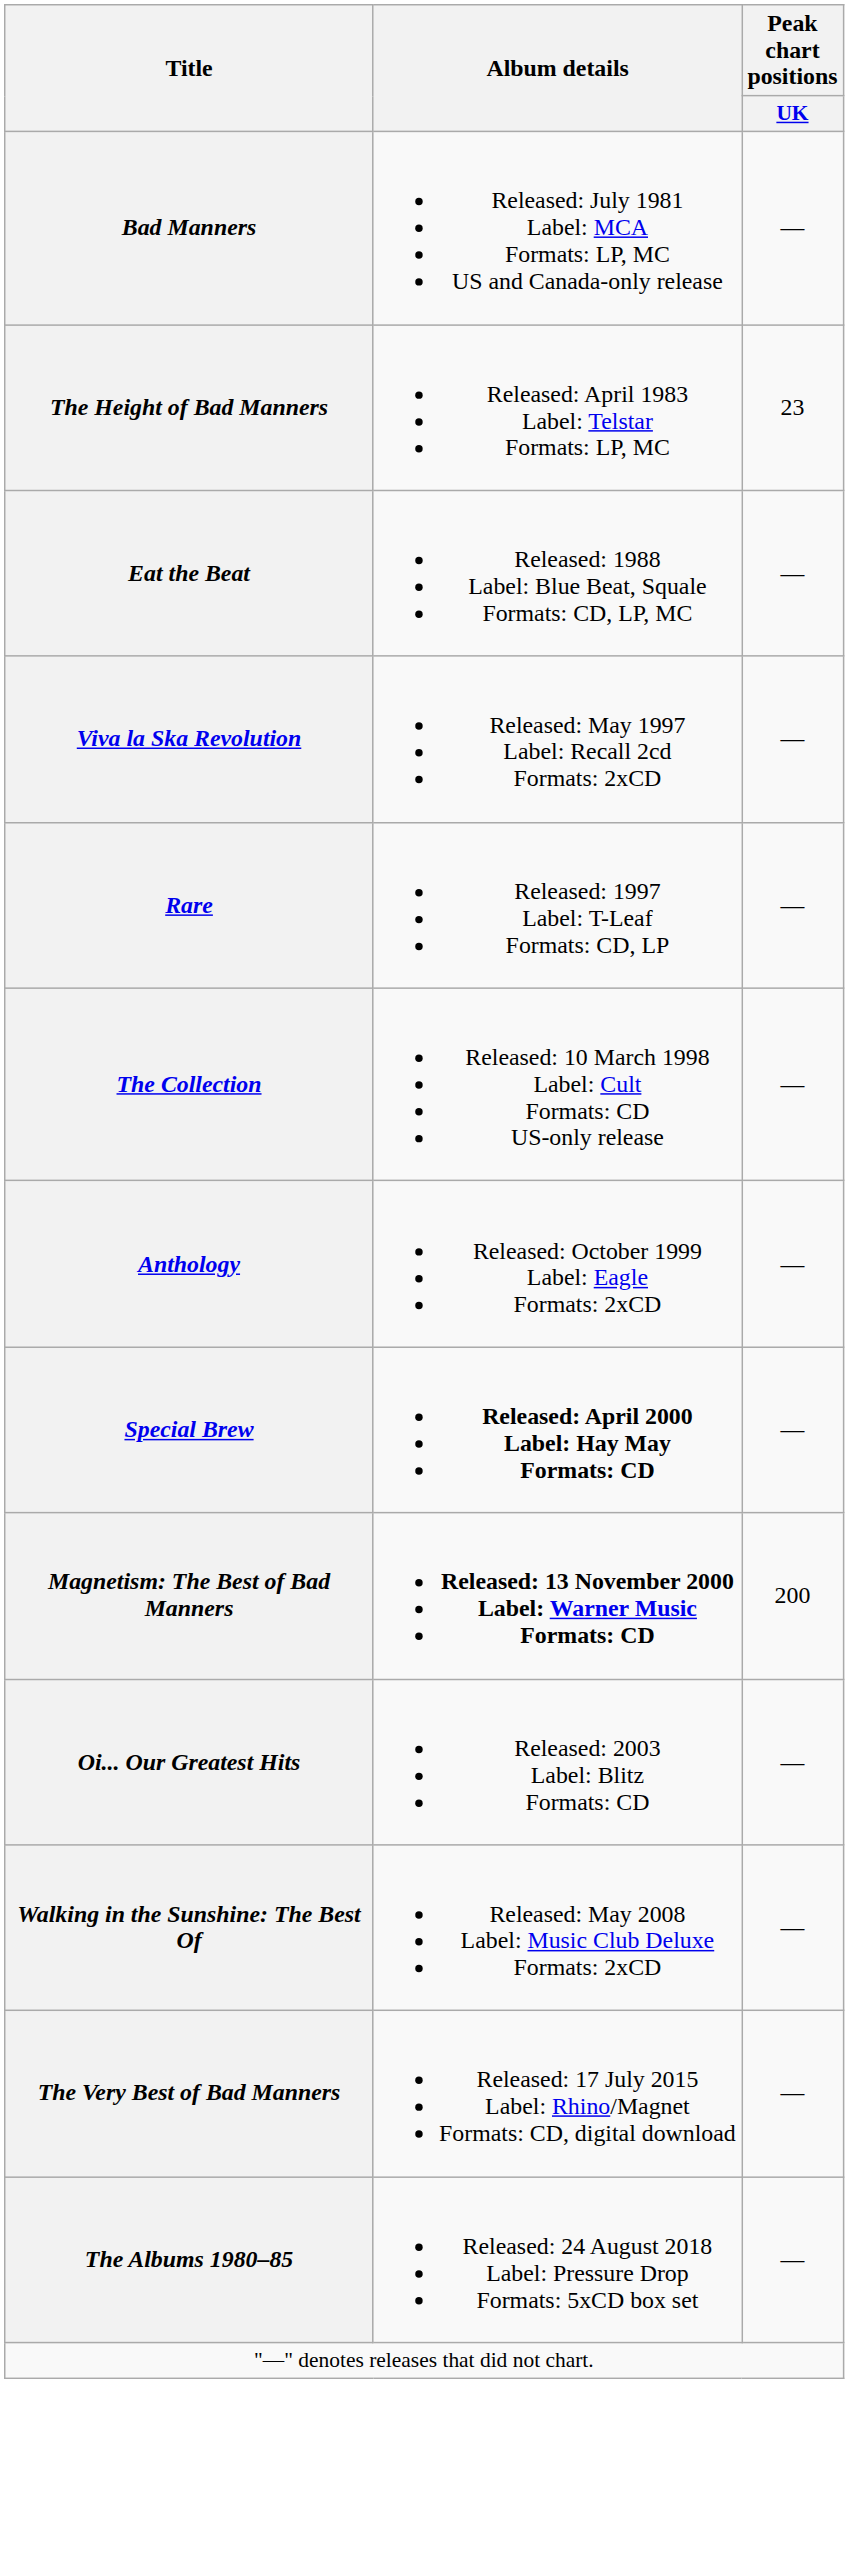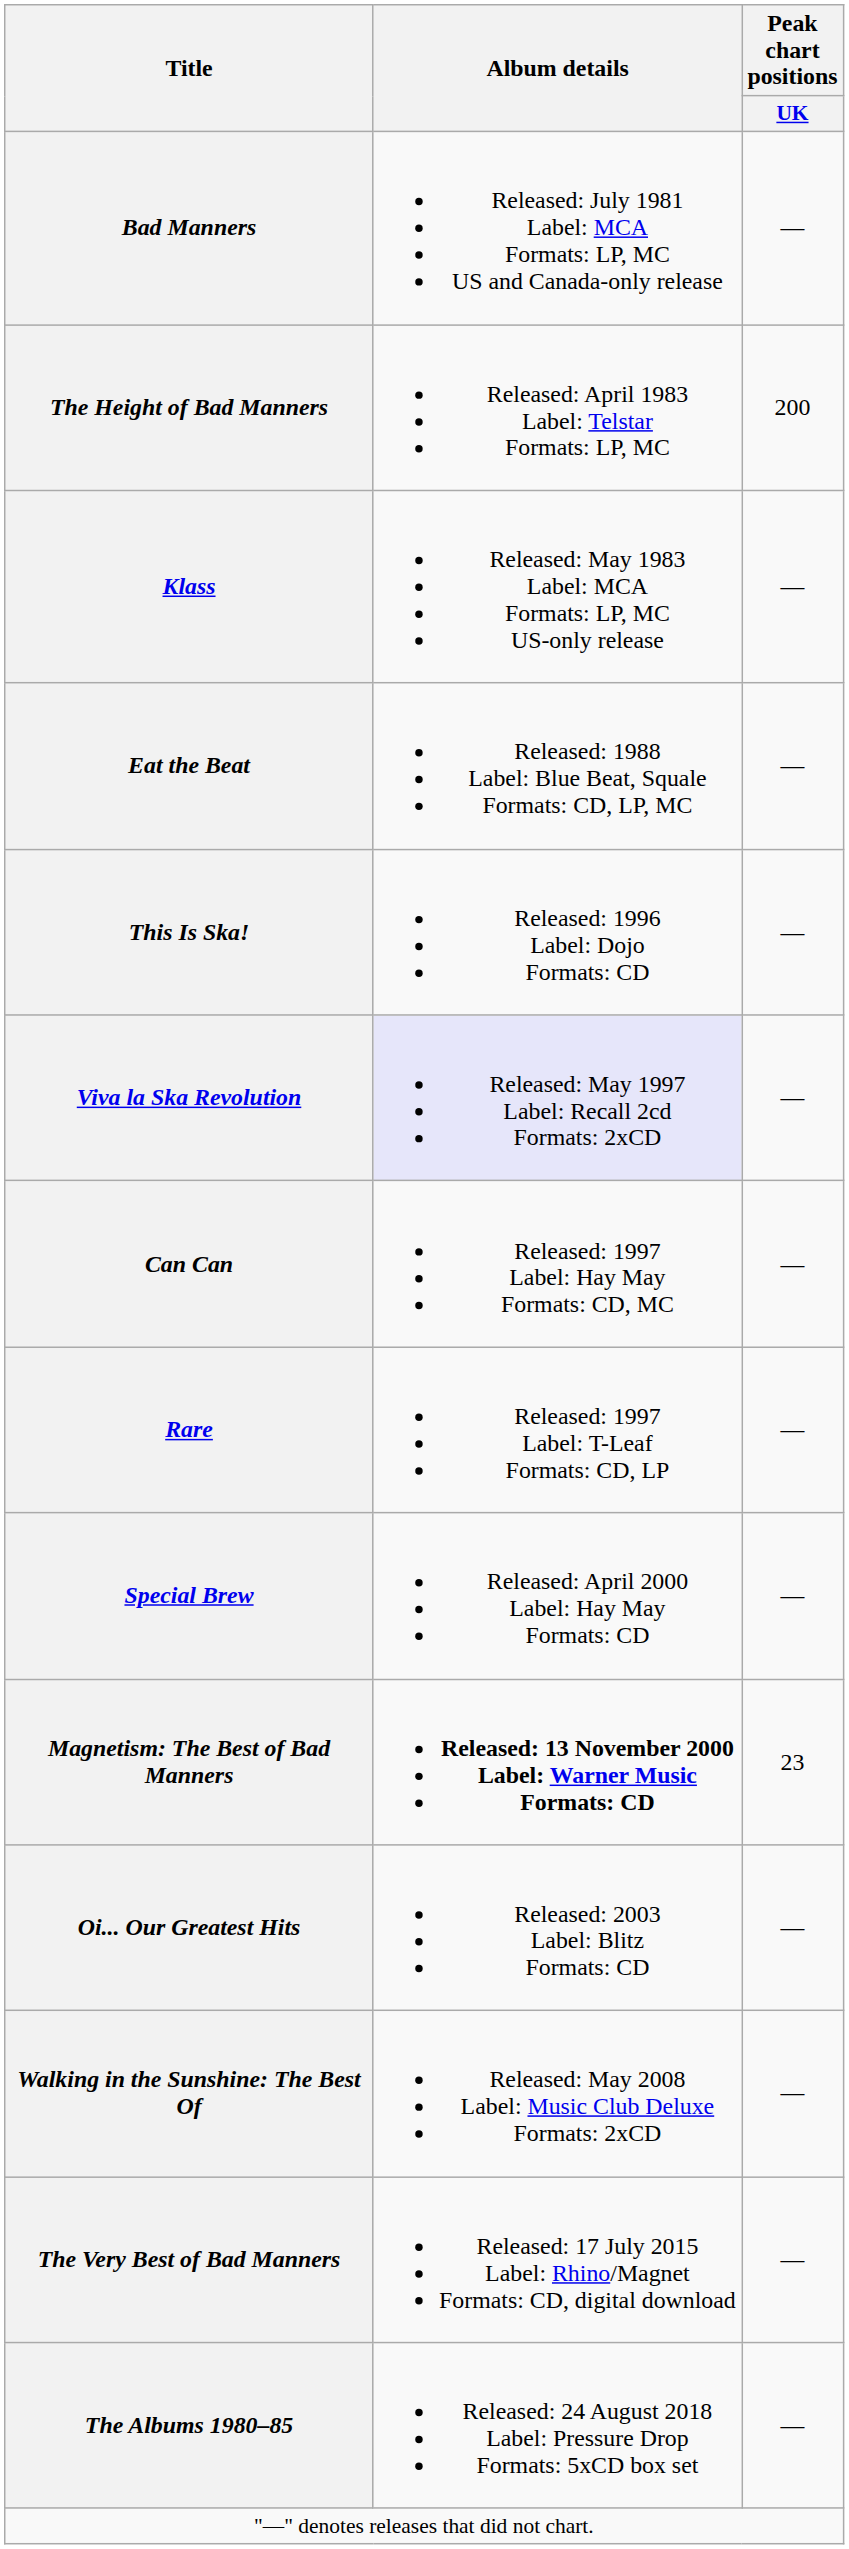(792, 407) 23 -> (792, 407) 200
+ row: (189, 586)
+ row: (189, 931)
(558, 753) no background -> (558, 1111) lavender background
+ row: (189, 1263)
- row: (189, 1084)
- row: (189, 1263)
(558, 1443) bold -> (558, 1609) normal
(792, 1595) 200 -> (792, 1761) 23
